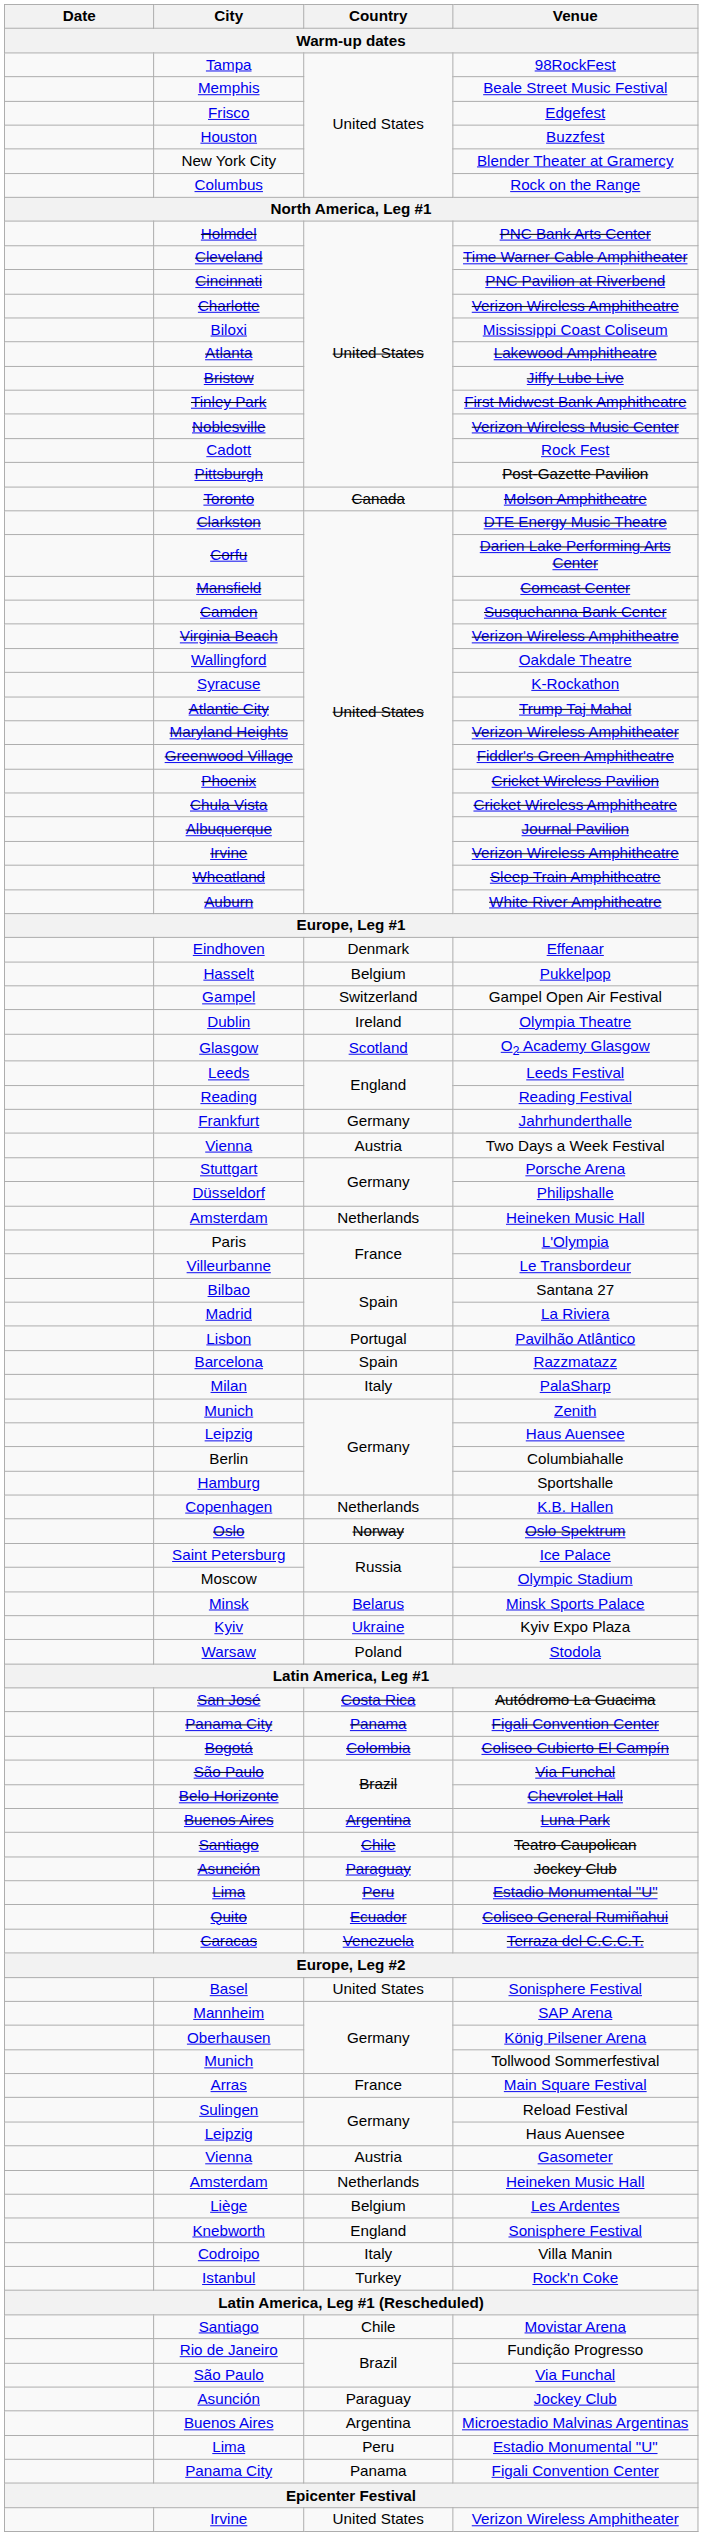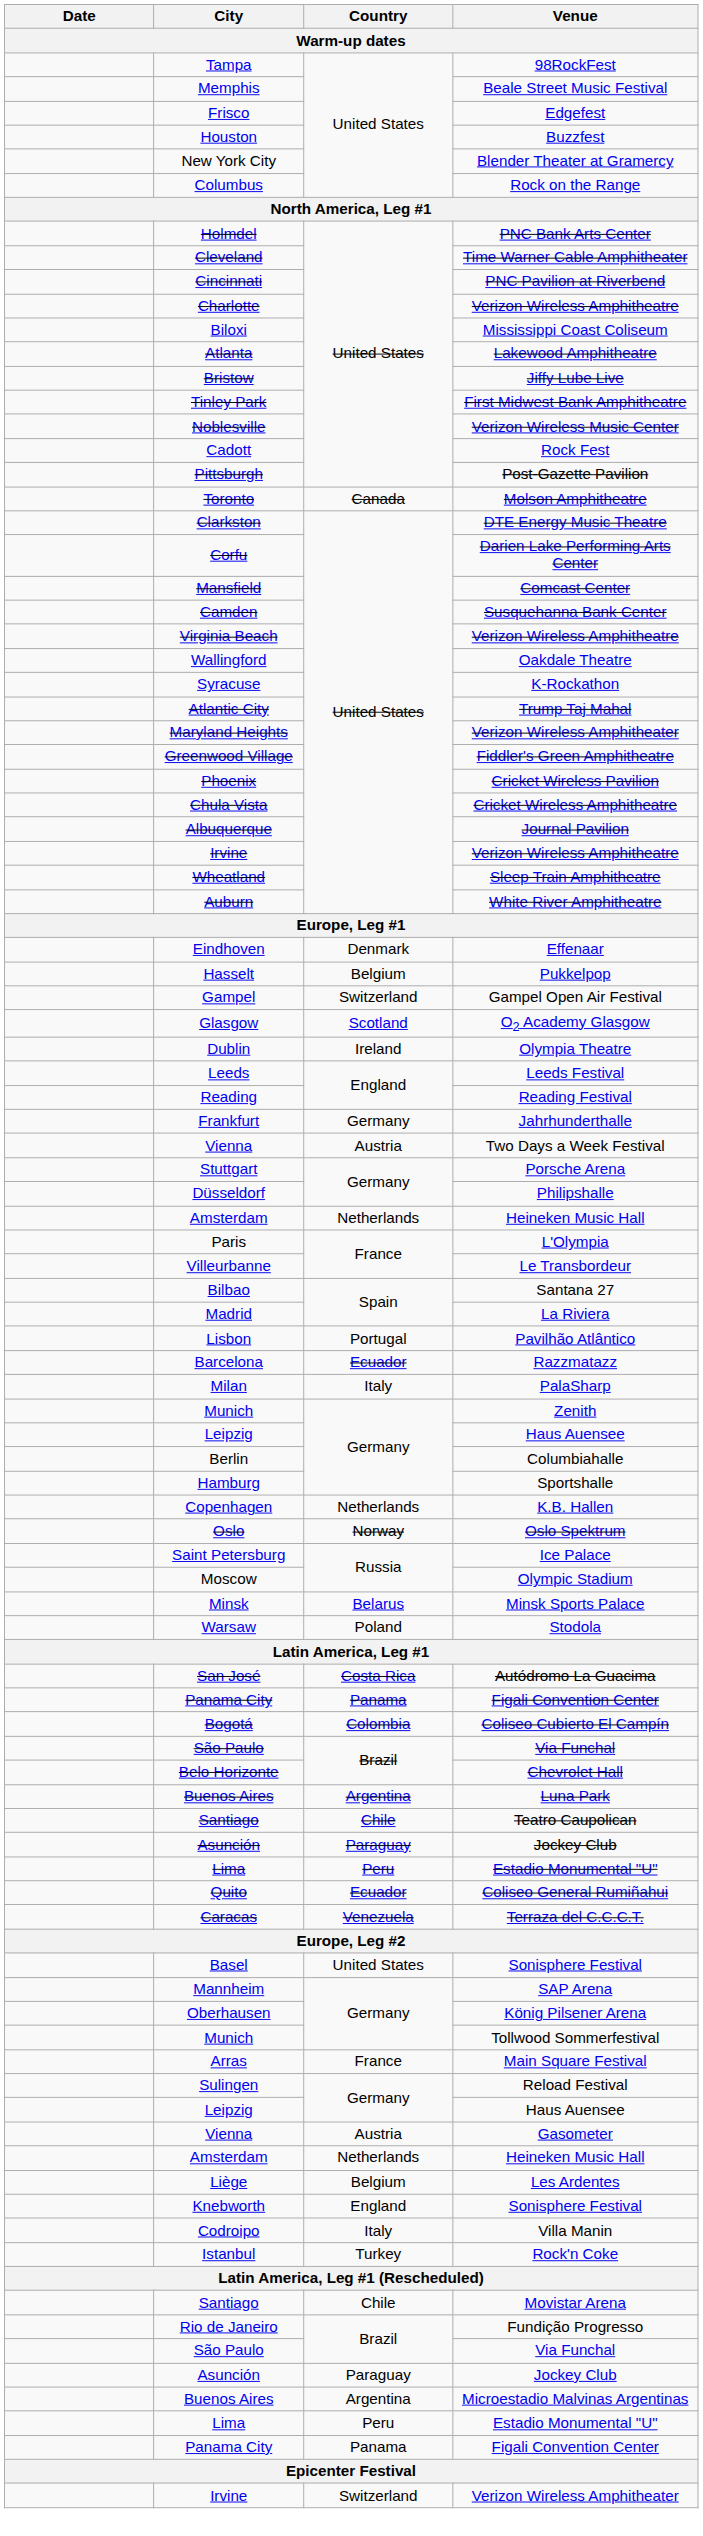rows swapped: (229, 1022) <-> (229, 1047)
(378, 1362) Spain -> (378, 1362) Ecuador
- row: (229, 1627)
(378, 2519) United States -> (378, 2495) Switzerland
